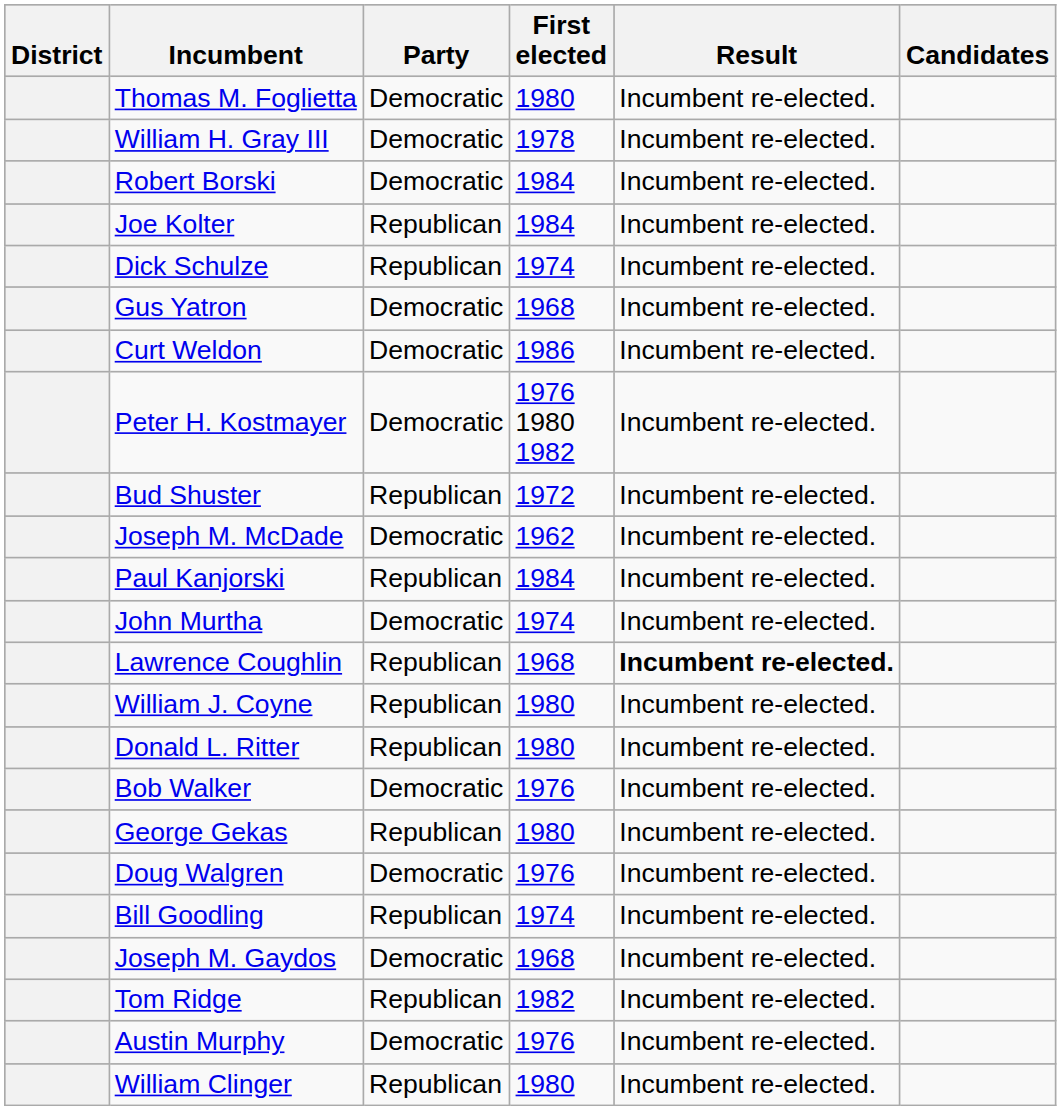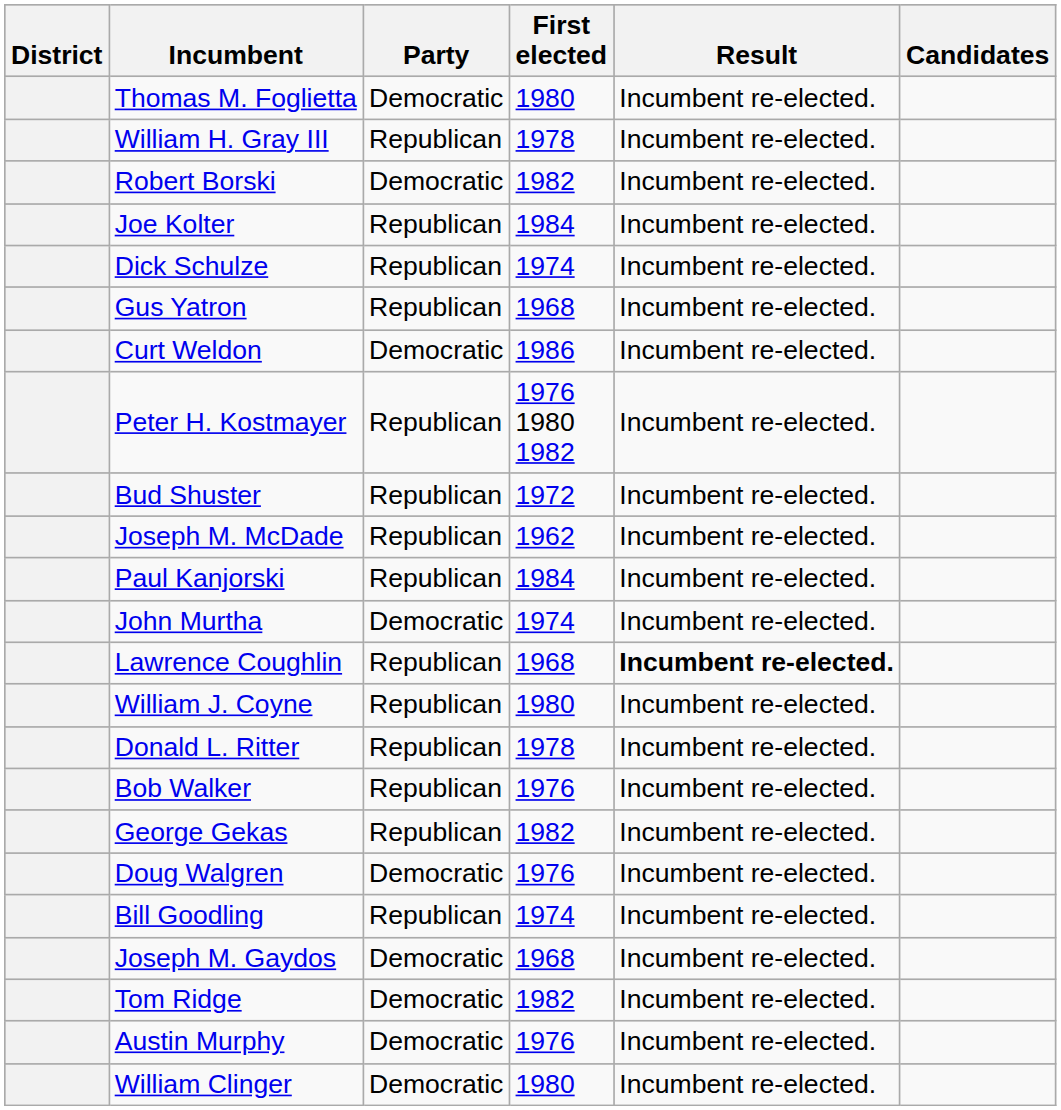(436, 139) Democratic -> (435, 139) Republican
(545, 181) 1984 -> (545, 181) 1982
(436, 308) Democratic -> (435, 308) Republican
(436, 422) Democratic -> (435, 422) Republican
(436, 536) Democratic -> (435, 536) Republican
(545, 747) 1980 -> (545, 747) 1978
(436, 789) Democratic -> (435, 789) Republican
(545, 831) 1980 -> (545, 831) 1982
(435, 999) Republican -> (436, 999) Democratic
(435, 1084) Republican -> (436, 1084) Democratic
